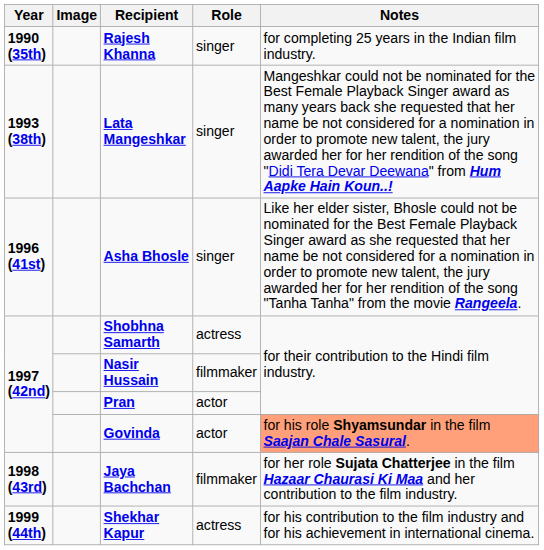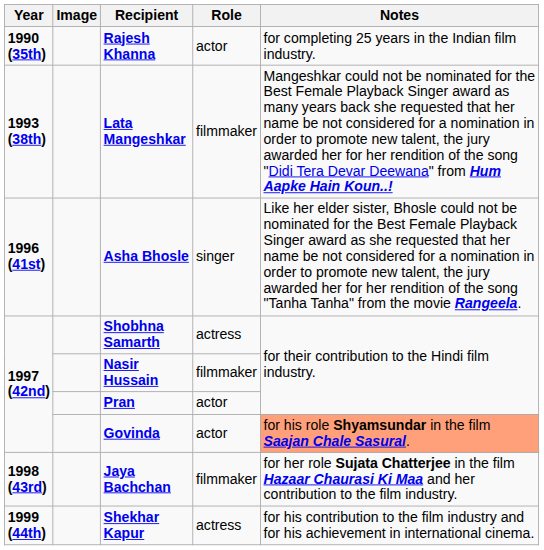(215, 45) singer -> (212, 45) actor
(215, 131) singer -> (227, 131) filmmaker
